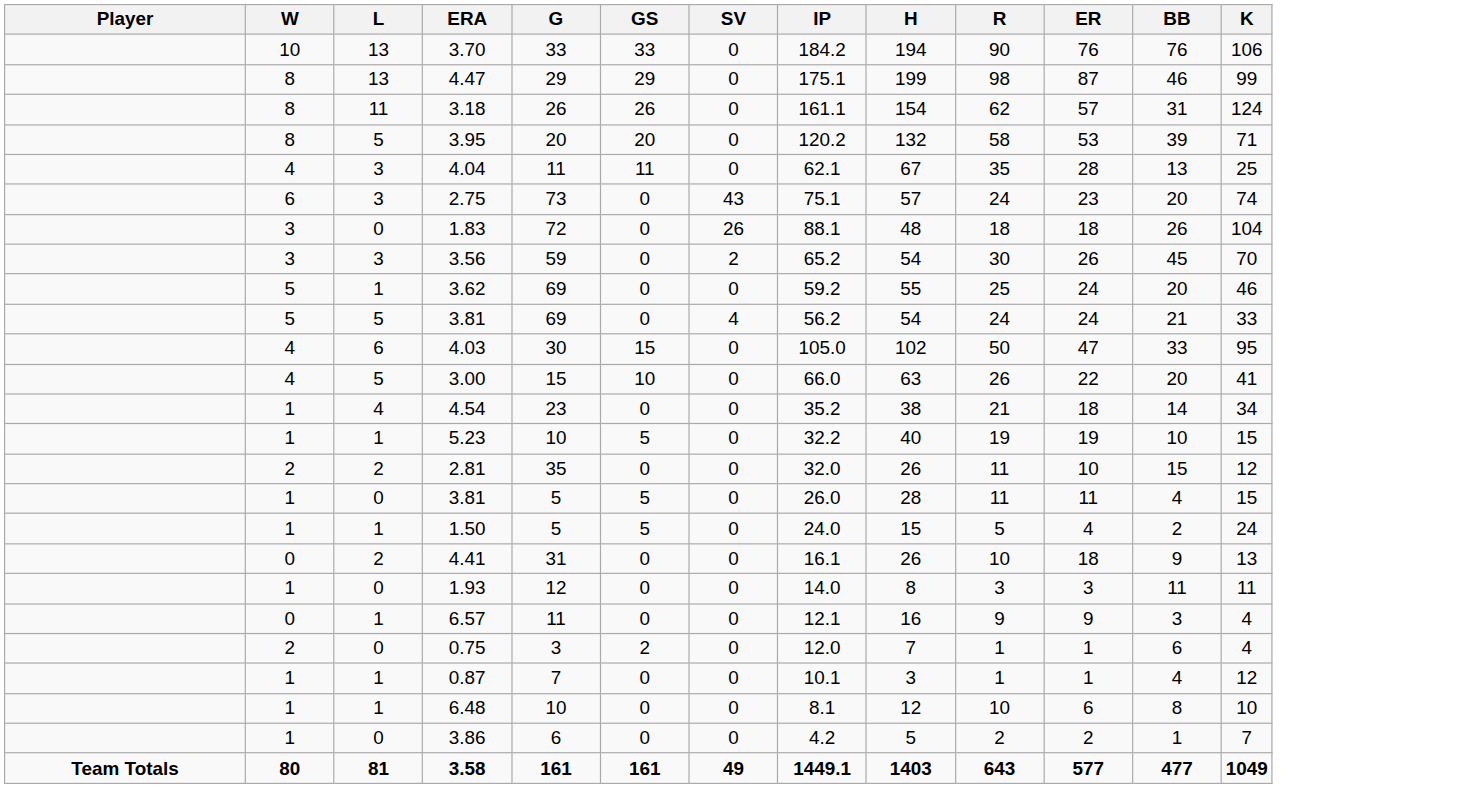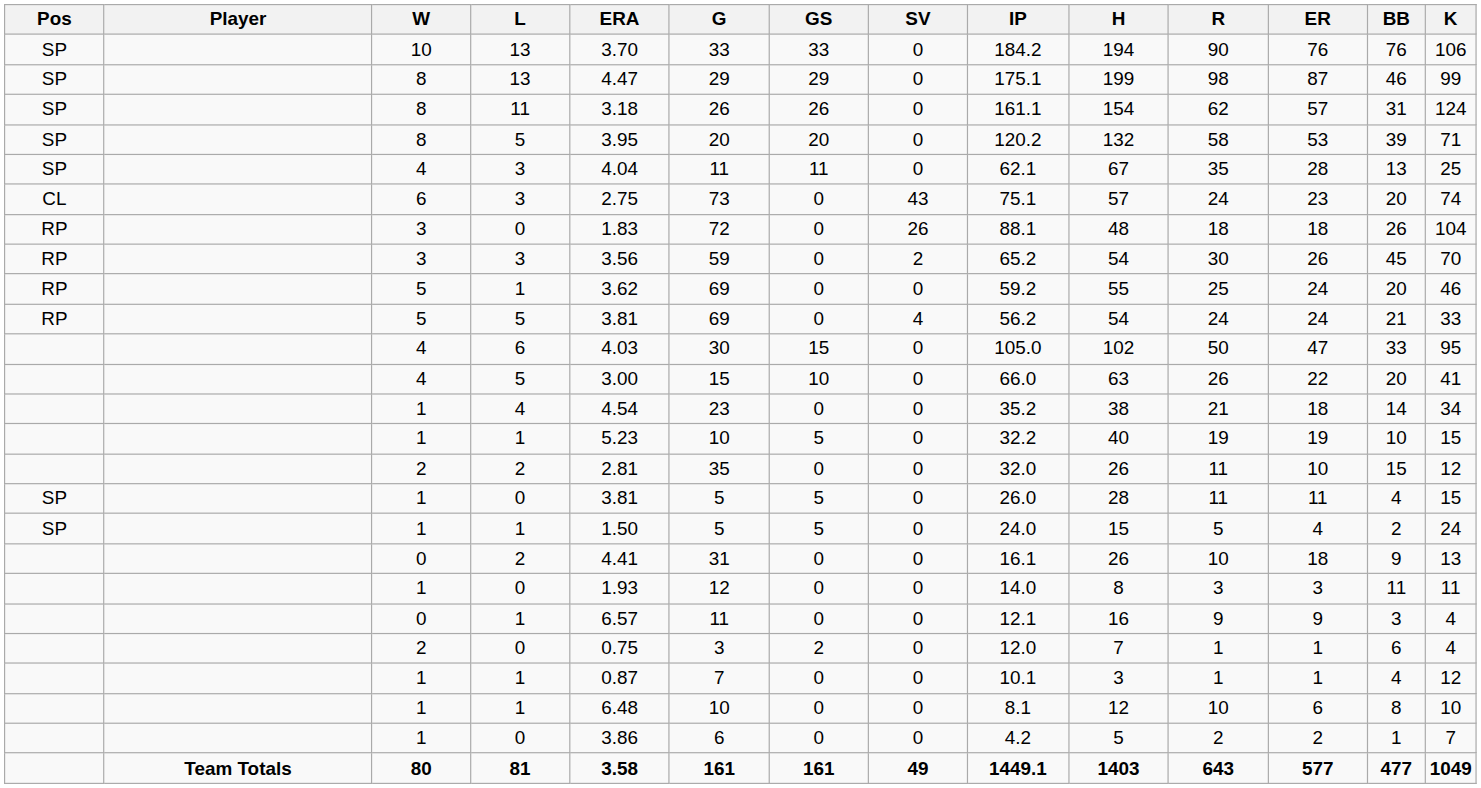+ column: (54, 19)
